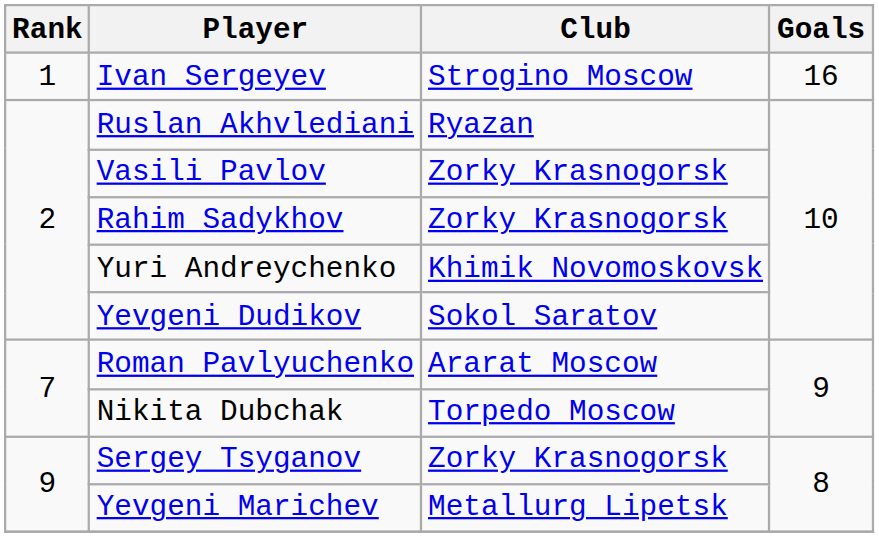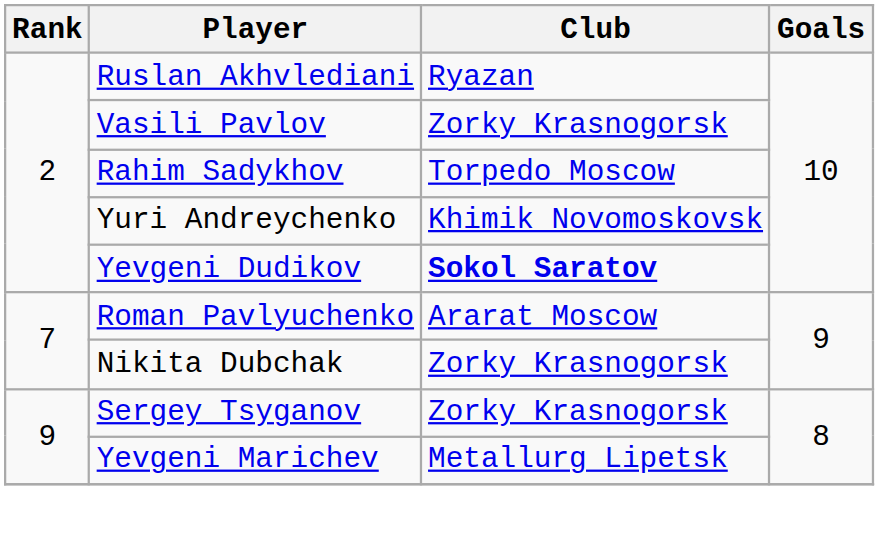- row: (211, 77)
(578, 221) Zorky Krasnogorsk -> (551, 173) Torpedo Moscow
(543, 316) normal -> (543, 268) bold
(551, 412) Torpedo Moscow -> (578, 364) Zorky Krasnogorsk
